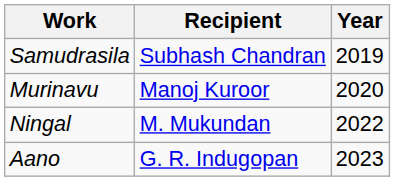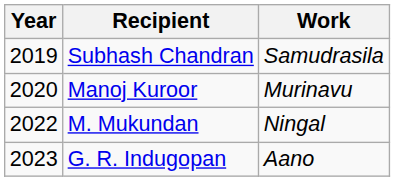columns swapped: (360, 21) <-> (70, 21)
